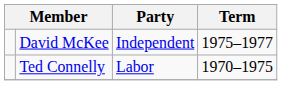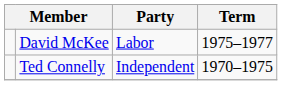(155, 42) Independent -> (135, 42) Labor
(135, 67) Labor -> (155, 67) Independent
